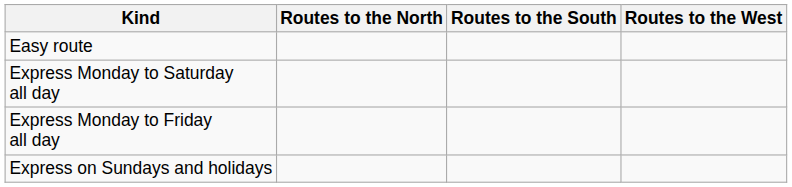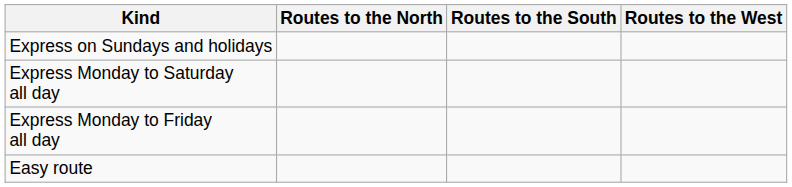rows swapped: (51, 45) <-> (141, 168)
